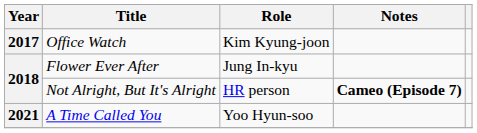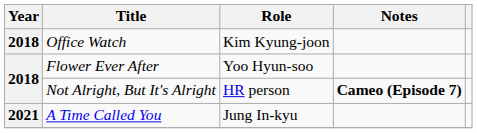(24, 41) 2017 -> (24, 41) 2018
(260, 66) Jung In-kyu -> (268, 66) Yoo Hyun-soo
(268, 115) Yoo Hyun-soo -> (260, 115) Jung In-kyu
